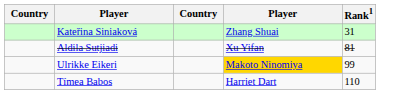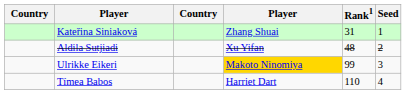+ column: (388, 14)
(350, 48) 81 -> (350, 48) 48
